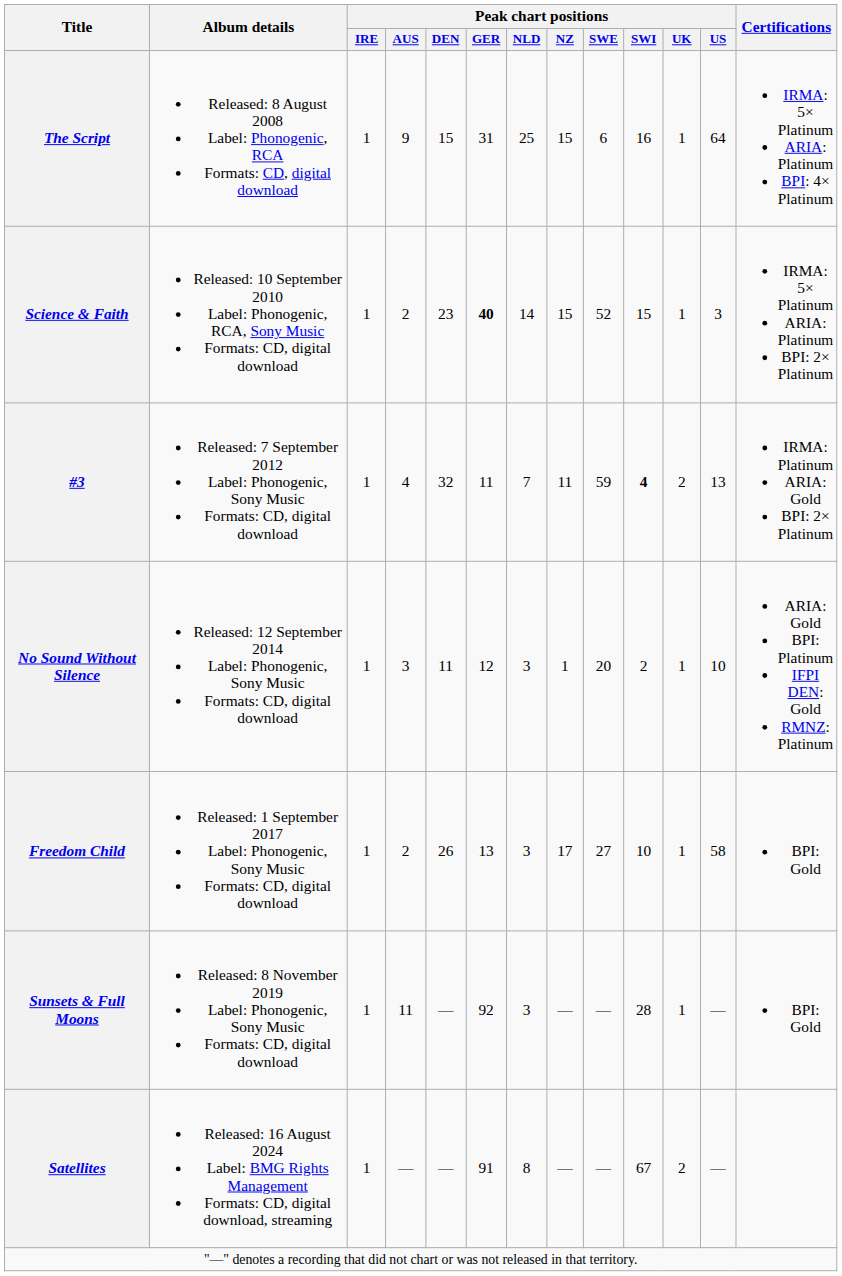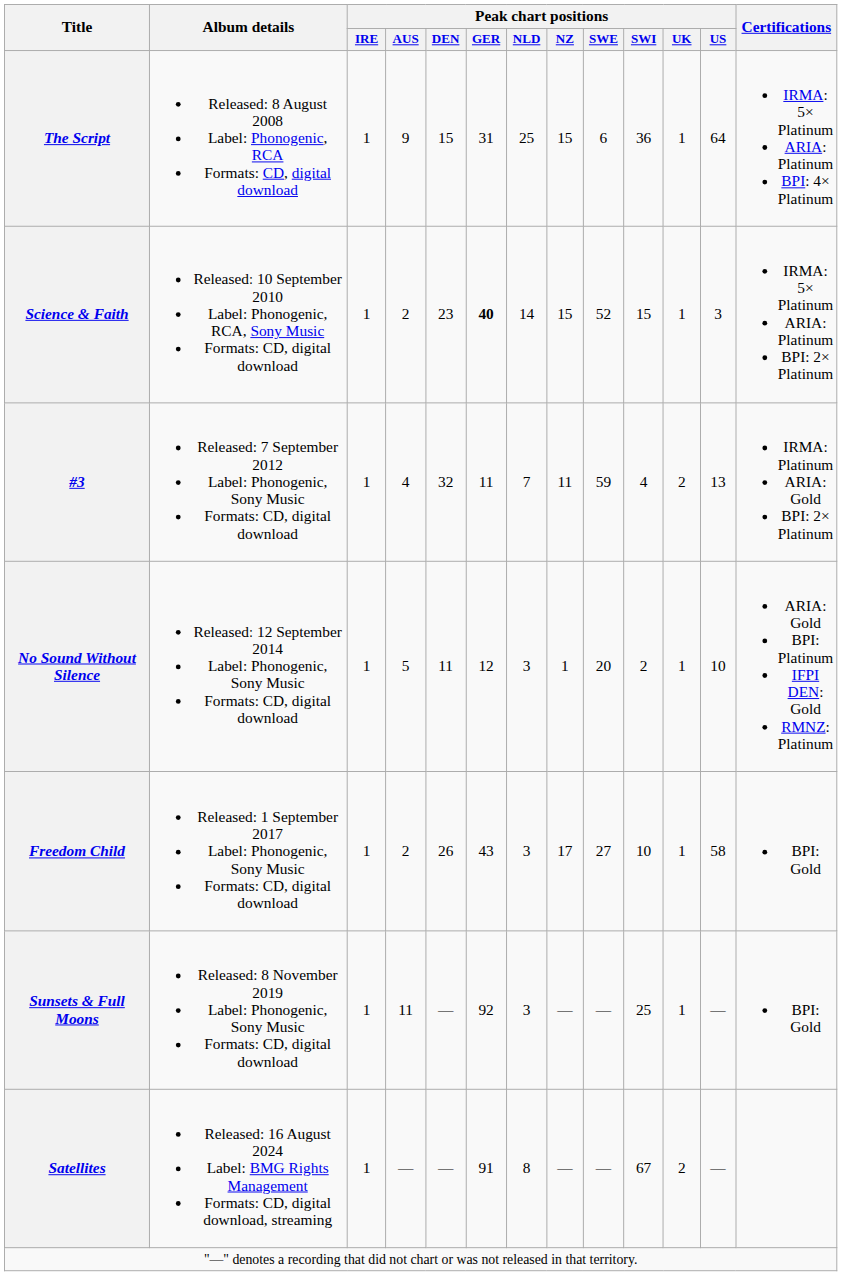(644, 138) 16 -> (644, 138) 36
(644, 481) bold -> (644, 481) normal
(406, 666) 3 -> (406, 666) 5
(486, 851) 13 -> (486, 851) 43
(644, 1009) 28 -> (644, 1009) 25
